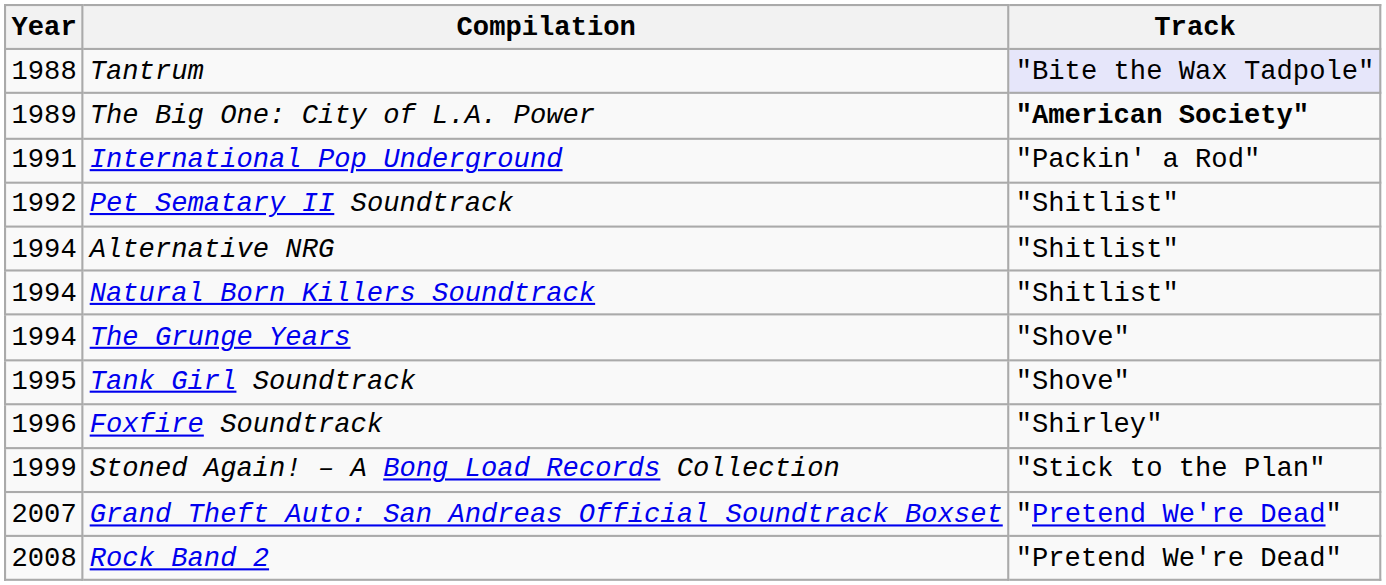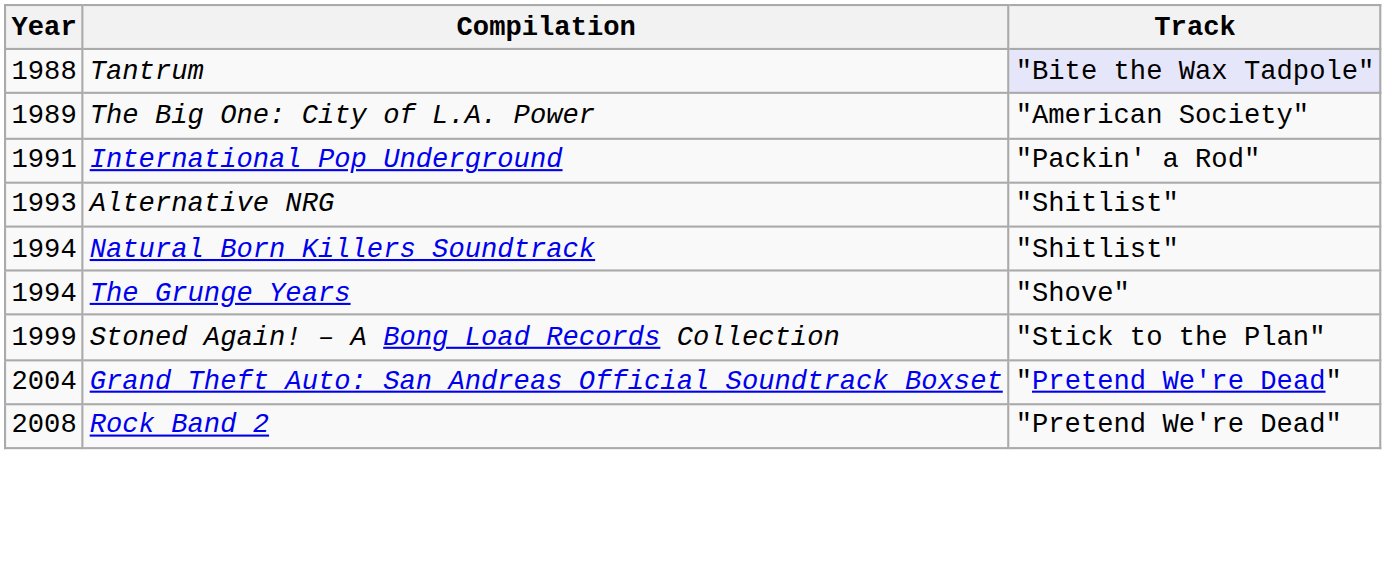(1162, 116) bold -> (1162, 116) normal
- row: (302, 204)
(44, 249) 1994 -> (44, 204) 1993
- row: (253, 381)
- row: (236, 426)
(44, 514) 2007 -> (44, 381) 2004
